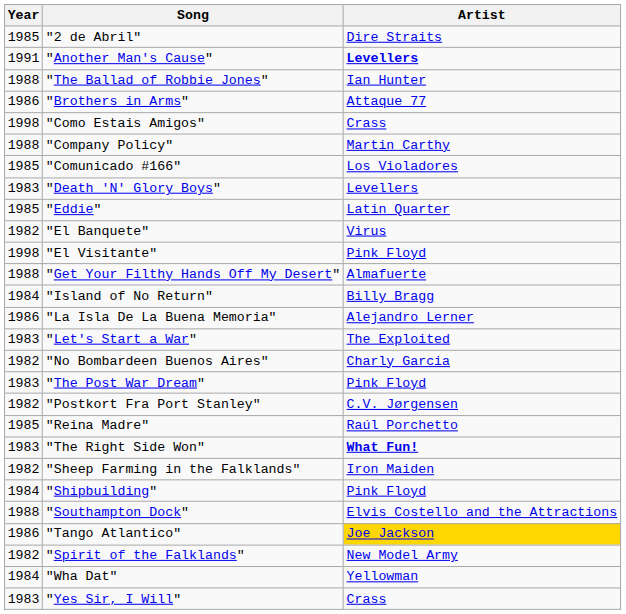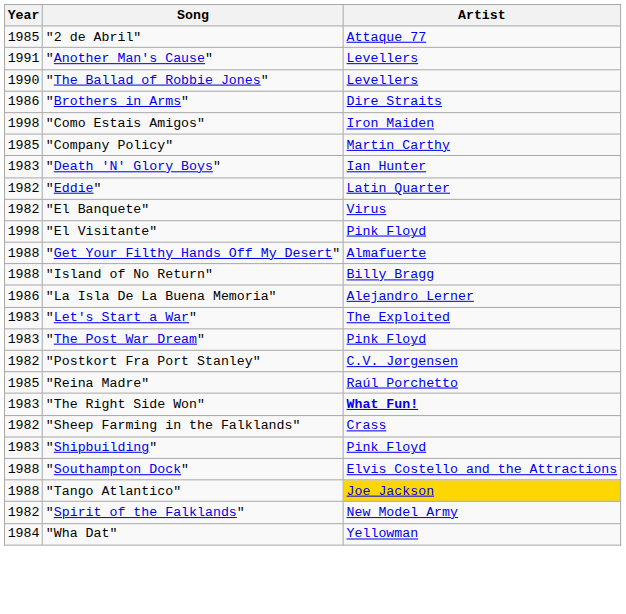(394, 37) Dire Straits -> (386, 37) Attaque 77
(382, 59) bold -> (382, 59) normal
(24, 80) 1988 -> (24, 80) 1990
(386, 80) Ian Hunter -> (382, 80) Levellers
(386, 102) Attaque 77 -> (394, 102) Dire Straits
(366, 123) Crass -> (390, 123) Iron Maiden
(24, 145) 1988 -> (24, 145) 1985
- row: (113, 167)
(382, 188) Levellers -> (386, 167) Ian Hunter
(24, 210) 1985 -> (24, 188) 1982
(24, 296) 1984 -> (24, 275) 1988
- row: (157, 361)
(390, 469) Iron Maiden -> (366, 426) Crass
(24, 491) 1984 -> (24, 448) 1983
(24, 534) 1986 -> (24, 491) 1988
- row: (113, 599)
